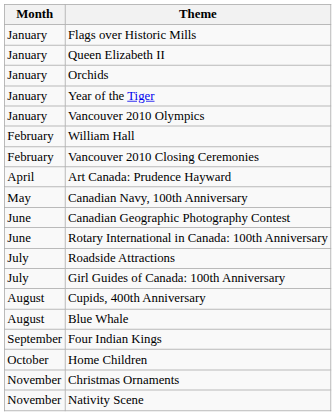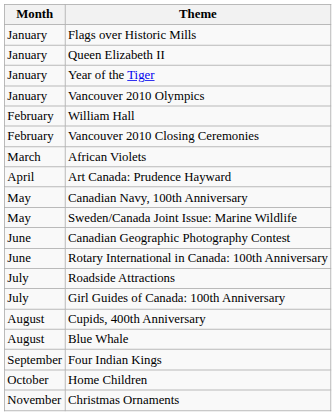- row: (88, 75)
+ row: (107, 156)
+ row: (182, 217)
- row: (106, 400)
